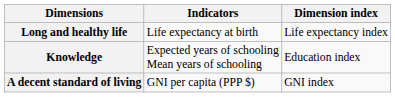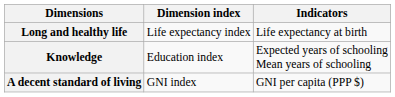columns swapped: (213, 13) <-> (336, 13)
